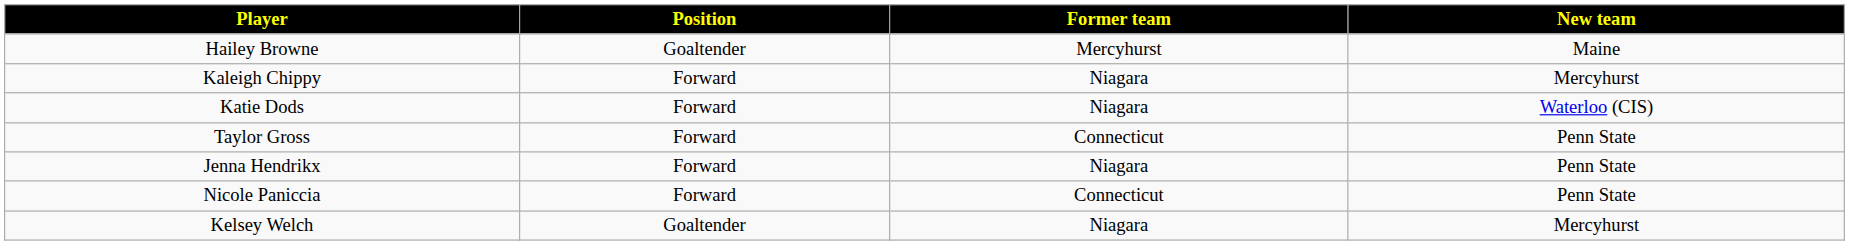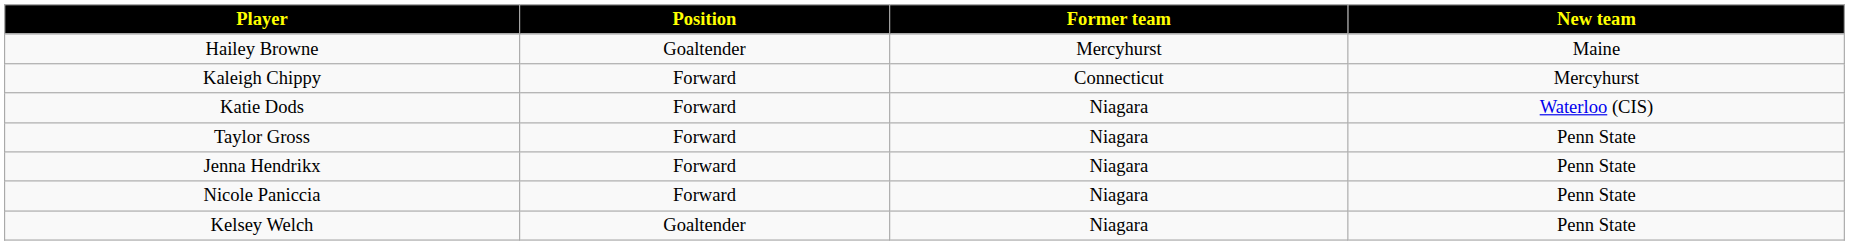(1119, 78) Niagara -> (1119, 78) Connecticut
(1119, 136) Connecticut -> (1119, 136) Niagara
(1119, 195) Connecticut -> (1119, 195) Niagara
(1596, 225) Mercyhurst -> (1596, 225) Penn State
